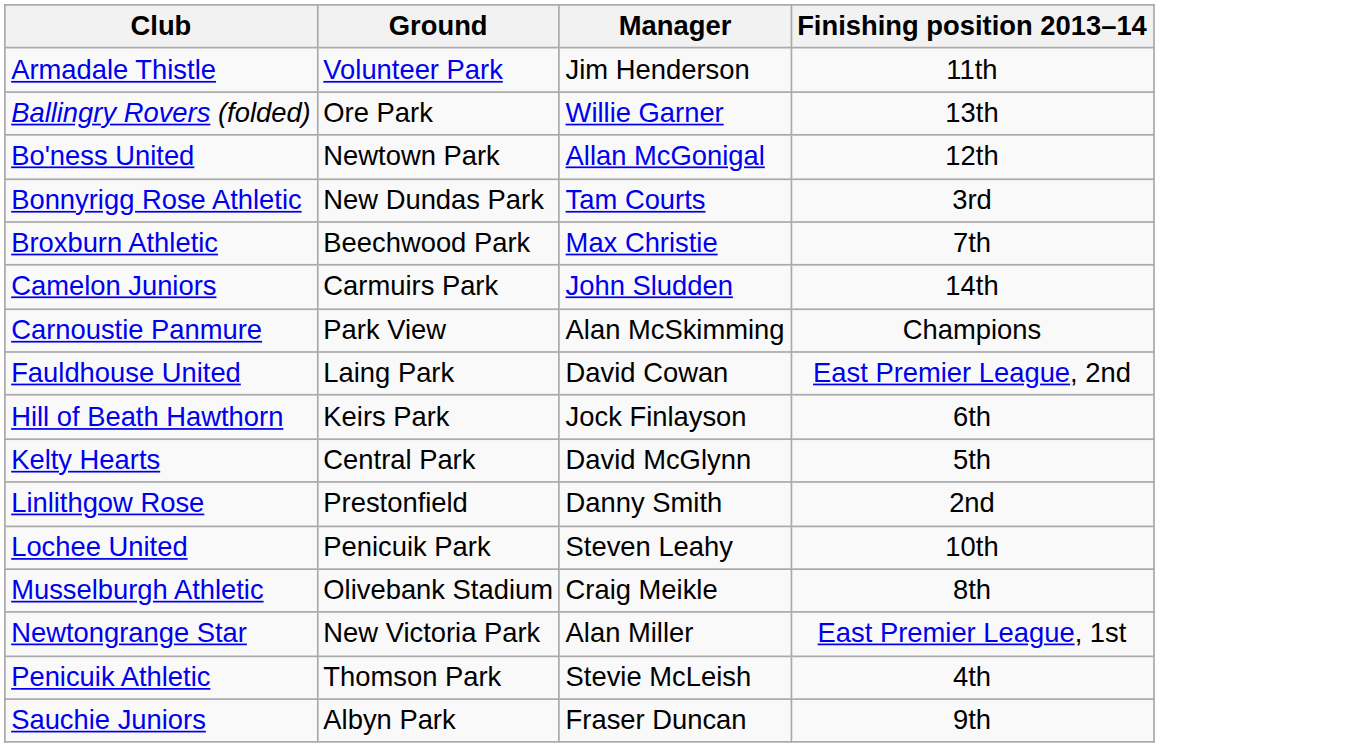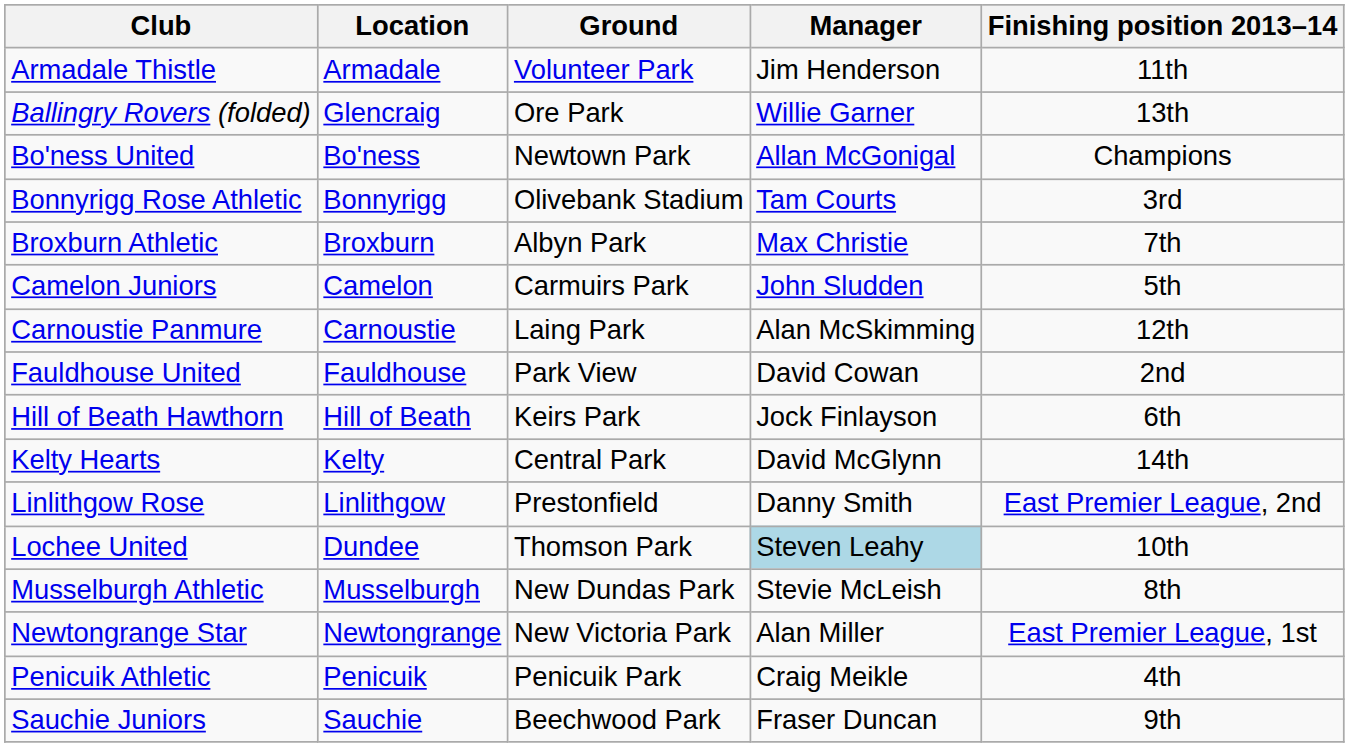+ column: (412, 26)
(972, 156) 12th -> (1163, 156) Champions
(434, 199) New Dundas Park -> (629, 199) Olivebank Stadium
(427, 243) Beechwood Park -> (580, 243) Albyn Park
(972, 286) 14th -> (1163, 286) 5th
(385, 329) Park View -> (579, 329) Laing Park
(972, 329) Champions -> (1163, 329) 12th
(389, 373) Laing Park -> (575, 373) Park View
(972, 373) East Premier League, 2nd -> (1163, 373) 2nd
(972, 460) 5th -> (1163, 460) 14th
(972, 503) 2nd -> (1163, 503) East Premier League, 2nd
(407, 546) Penicuik Park -> (603, 546) Thomson Park
(649, 546) no background -> (840, 546) lightblue background
(438, 590) Olivebank Stadium -> (624, 590) New Dundas Park
(642, 590) Craig Meikle -> (849, 590) Stevie McLeish
(412, 677) Thomson Park -> (598, 677) Penicuik Park
(658, 677) Stevie McLeish -> (832, 677) Craig Meikle
(389, 720) Albyn Park -> (617, 720) Beechwood Park
